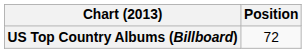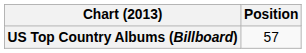(271, 37) 72 -> (271, 37) 57
